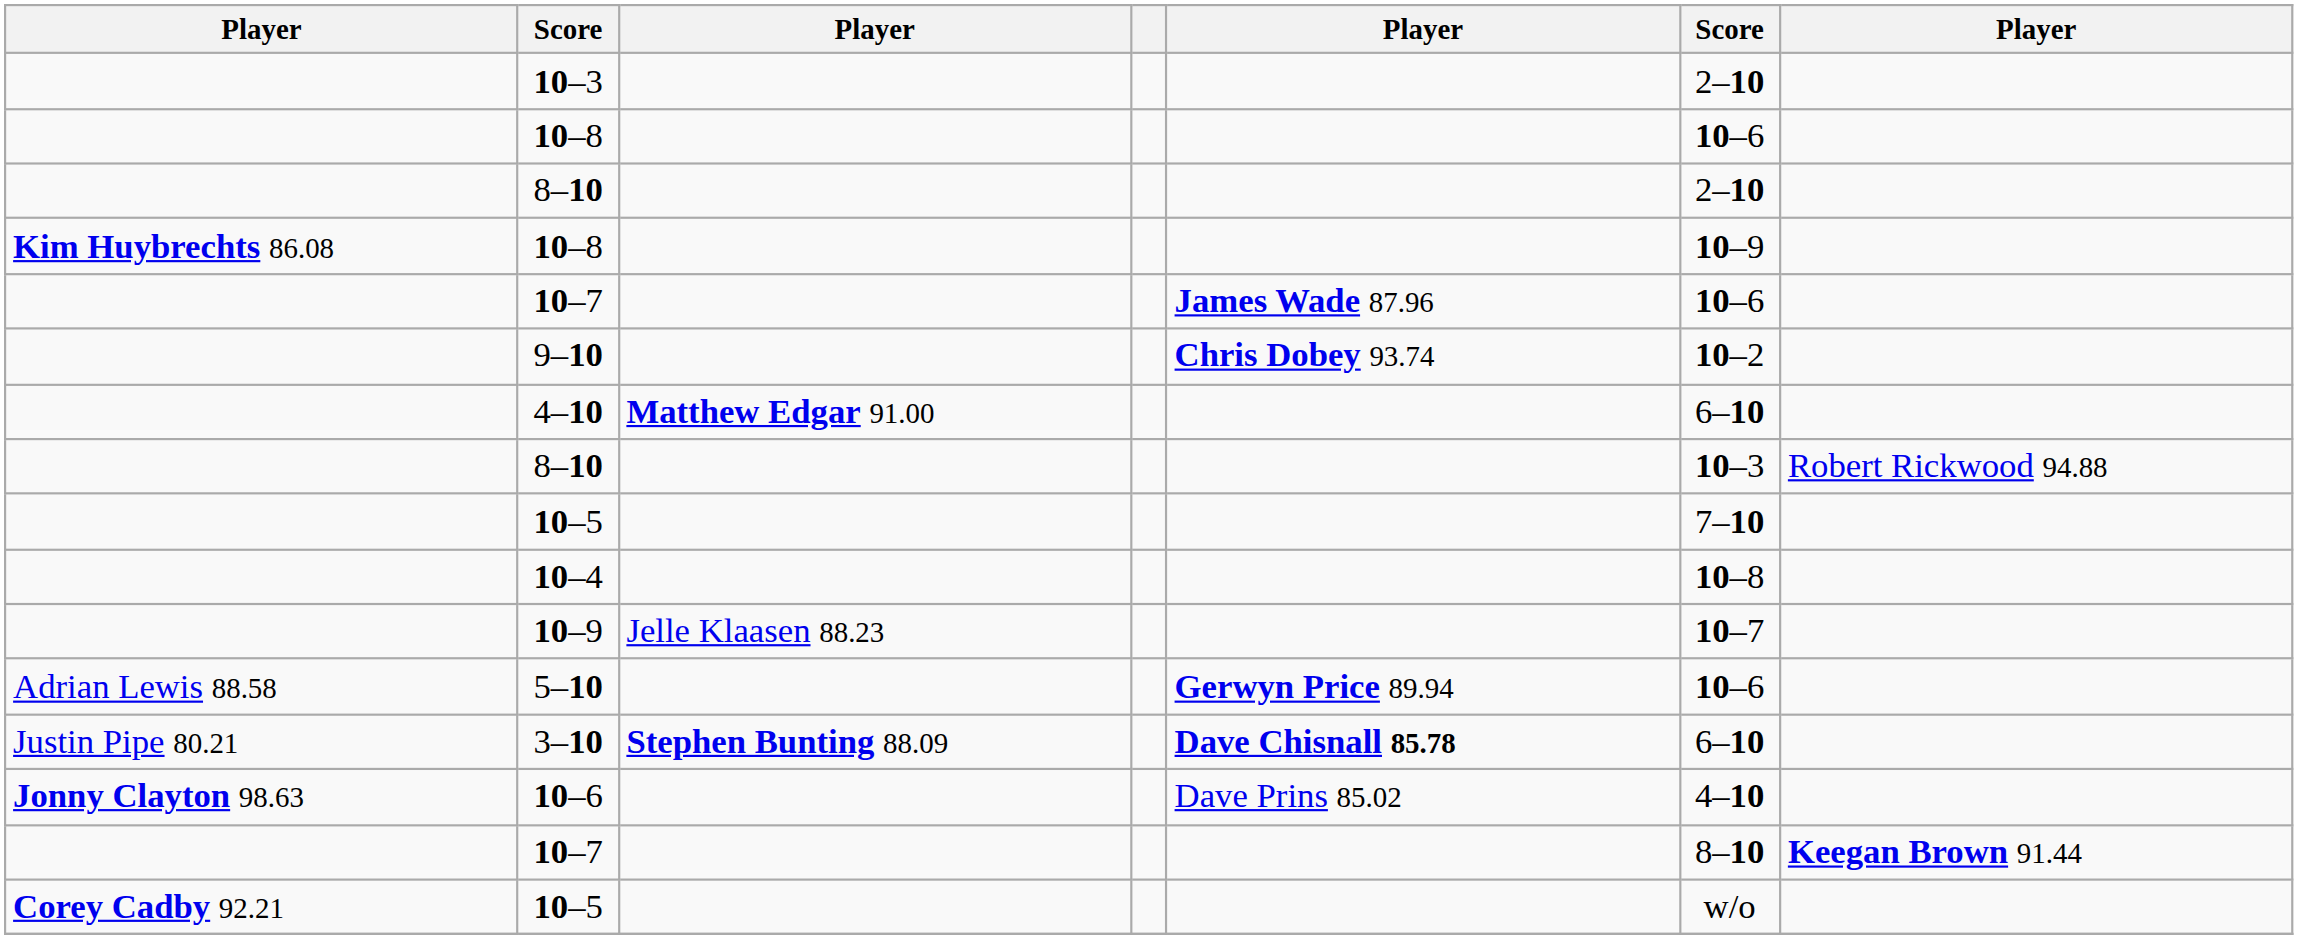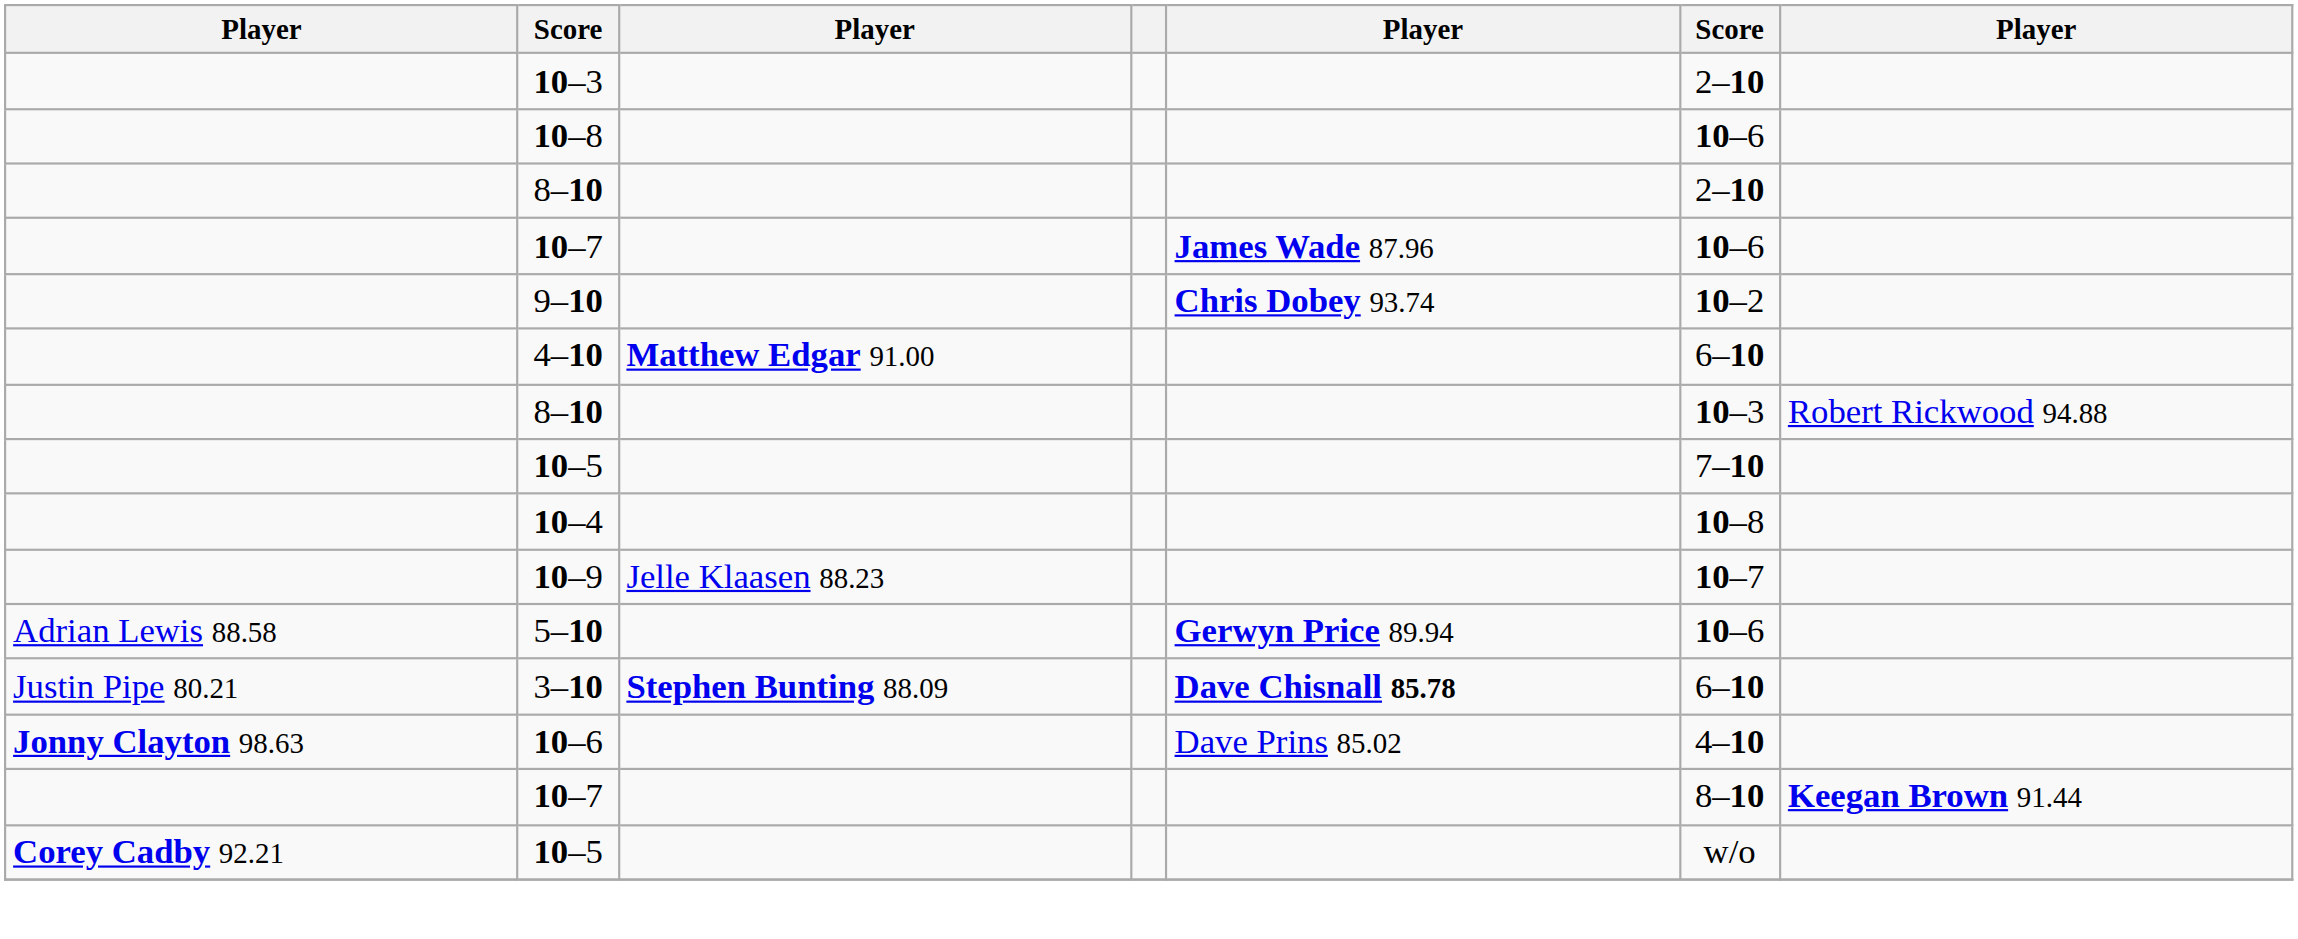- row: (174, 245)
